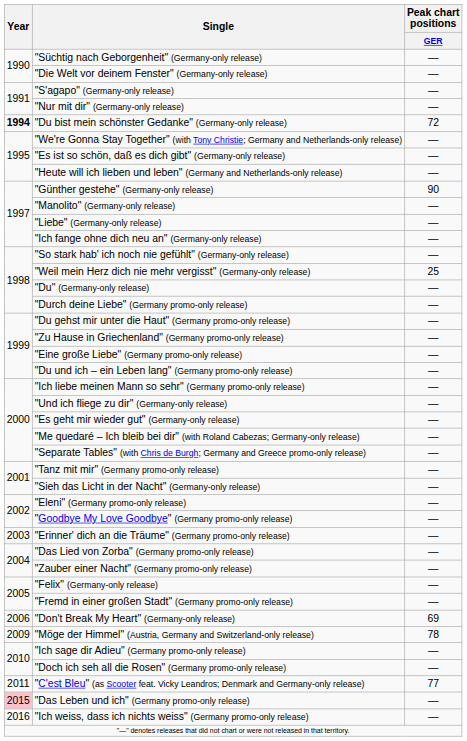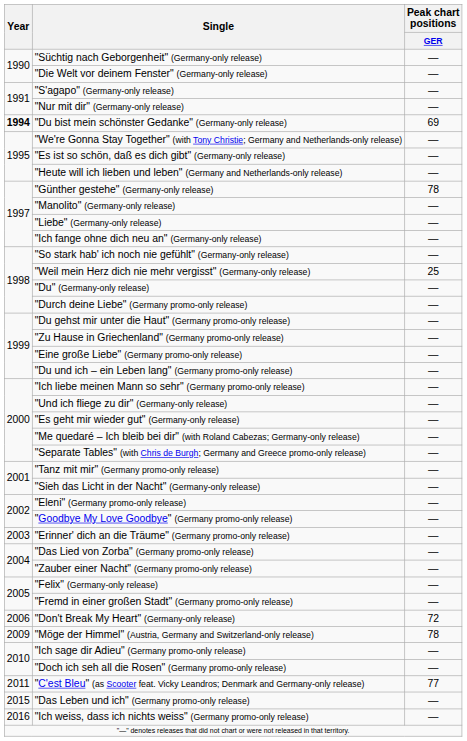(433, 123) 72 -> (433, 123) 69
(433, 189) 90 -> (433, 189) 78
(433, 618) 69 -> (433, 618) 72
(18, 700) pink background -> (18, 700) no background
